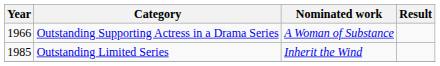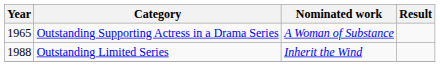(19, 33) 1966 -> (19, 33) 1965
(19, 52) 1985 -> (19, 52) 1988
